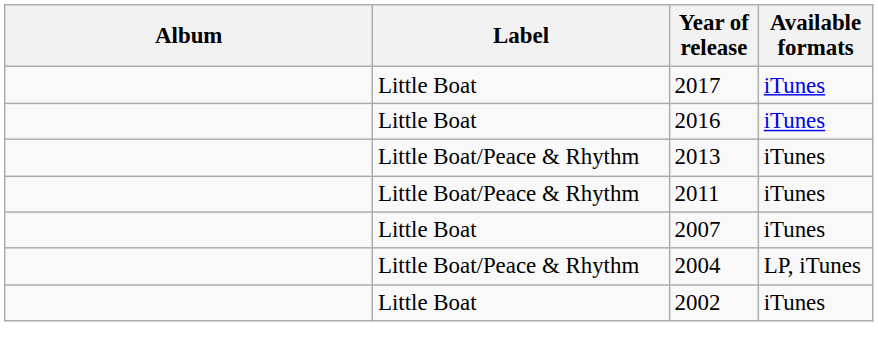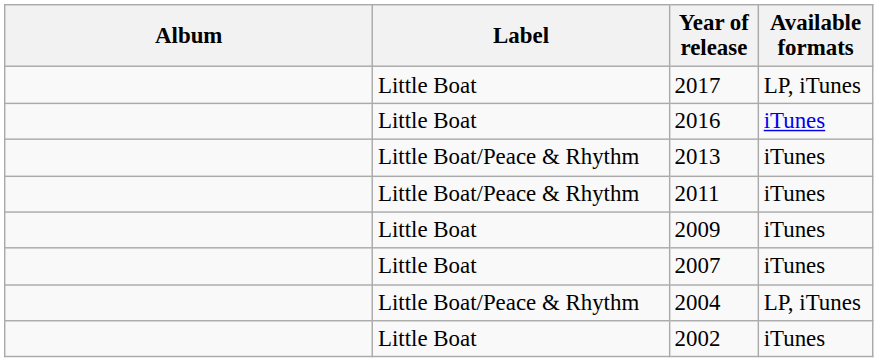(794, 84) iTunes -> (812, 84) LP, iTunes
+ row: (697, 229)
